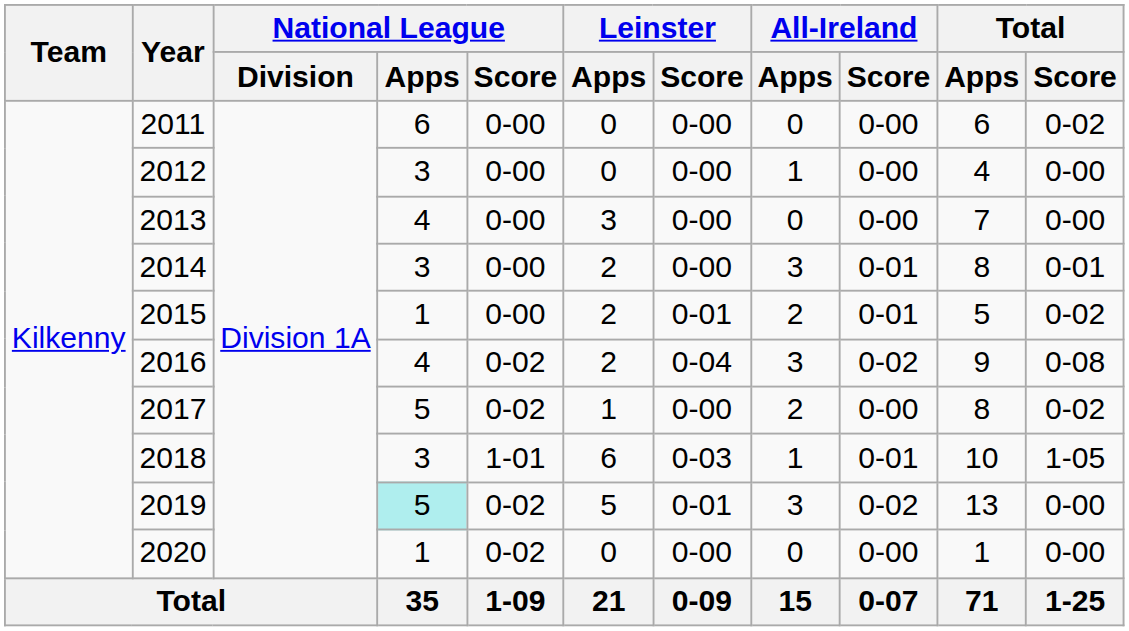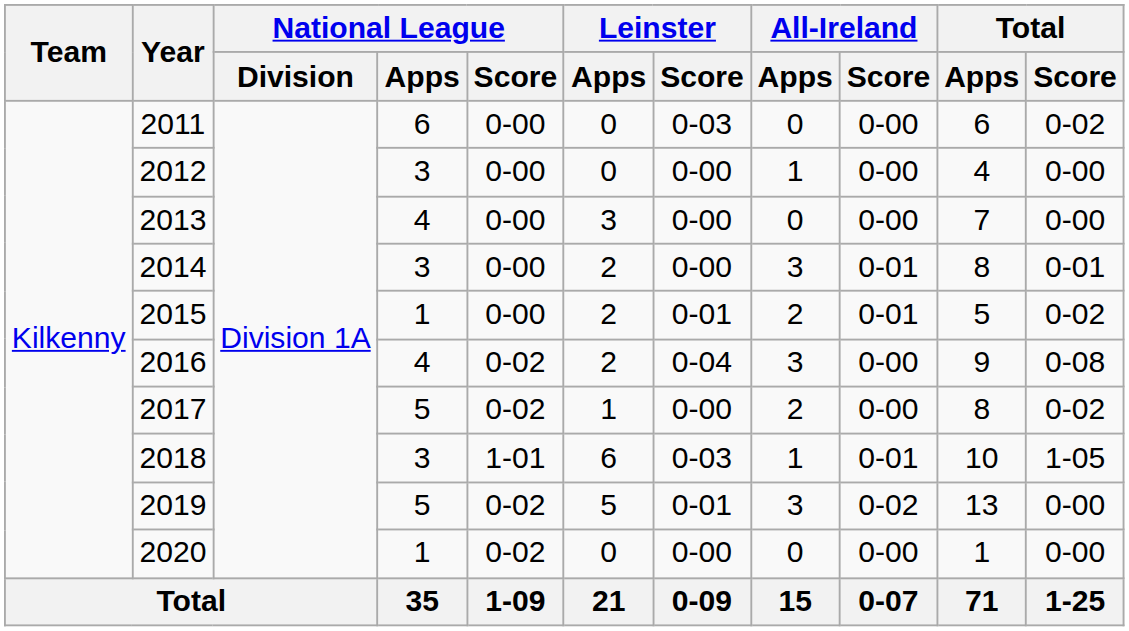(702, 123) 0-00 -> (702, 123) 0-03
(888, 362) 0-02 -> (888, 362) 0-00
(422, 505) paleturquoise background -> (422, 505) no background
